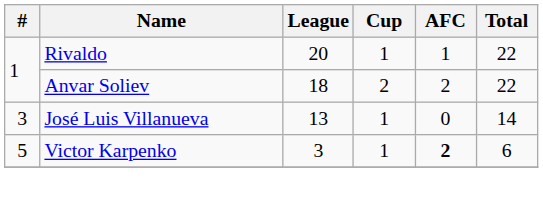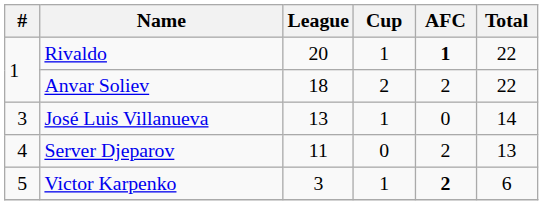(445, 53) normal -> (445, 53) bold
+ row: (109, 151)
